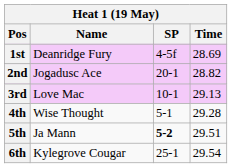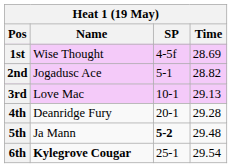(72, 53) Deanridge Fury -> (68, 53) Wise Thought
(167, 73) 20-1 -> (164, 73) 5-1
(68, 113) Wise Thought -> (72, 113) Deanridge Fury
(164, 113) 5-1 -> (167, 113) 20-1
(207, 133) 29.51 -> (207, 133) 29.48
(79, 152) normal -> (82, 152) bold
